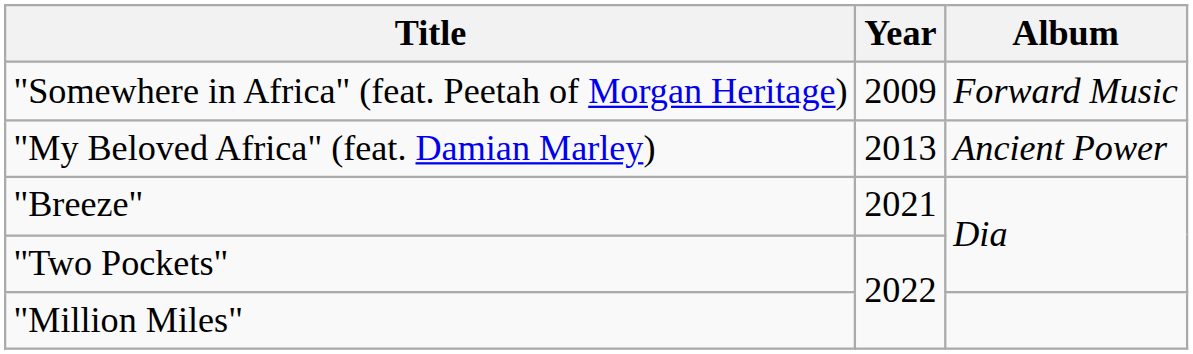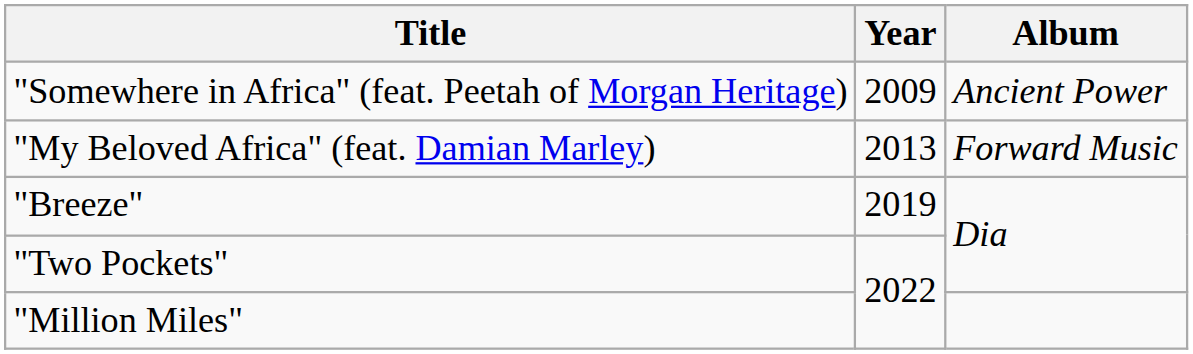(1066, 90) Forward Music -> (1060, 90) Ancient Power
(1060, 147) Ancient Power -> (1066, 147) Forward Music
(900, 205) 2021 -> (900, 205) 2019
